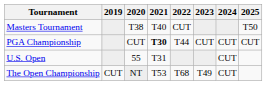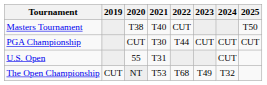(159, 42) bold -> (159, 42) normal
(227, 73) CUT -> (227, 73) T32
